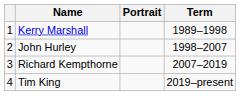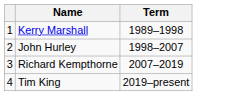- column: (142, 13)
